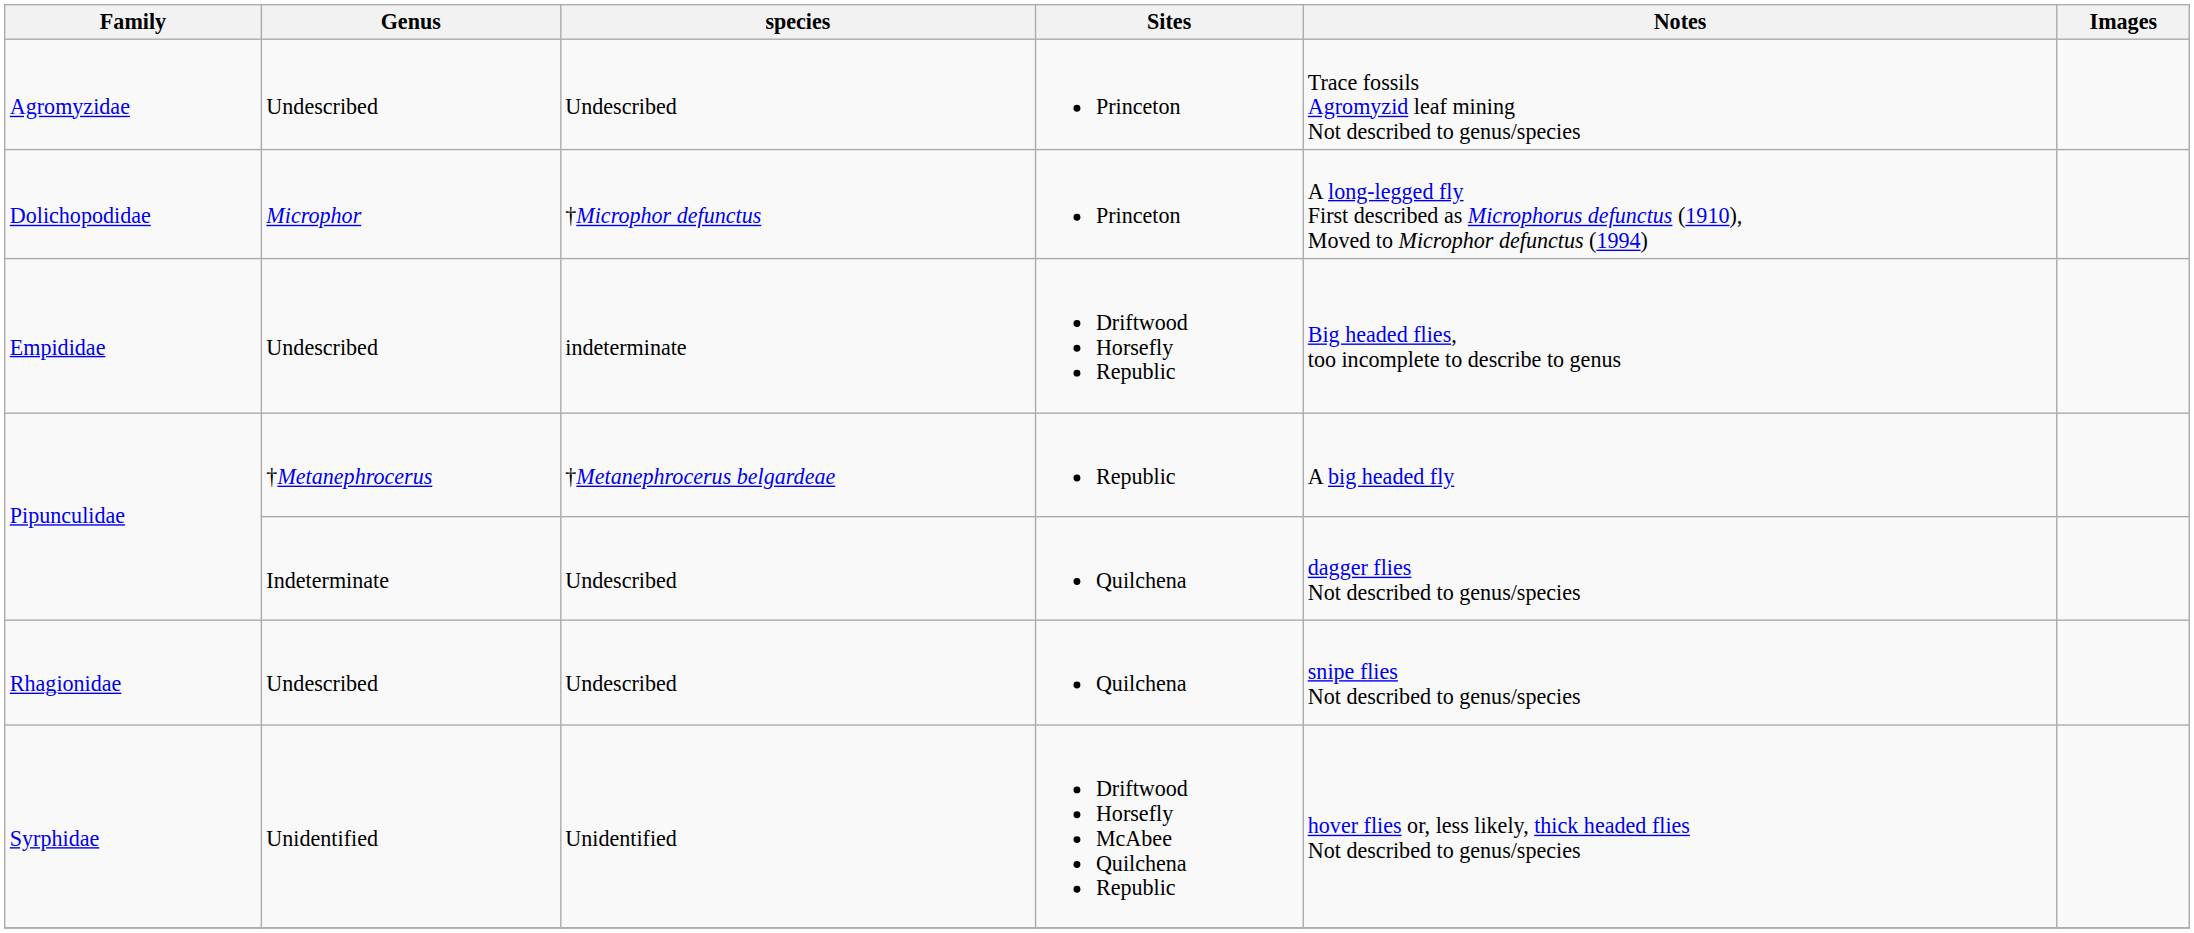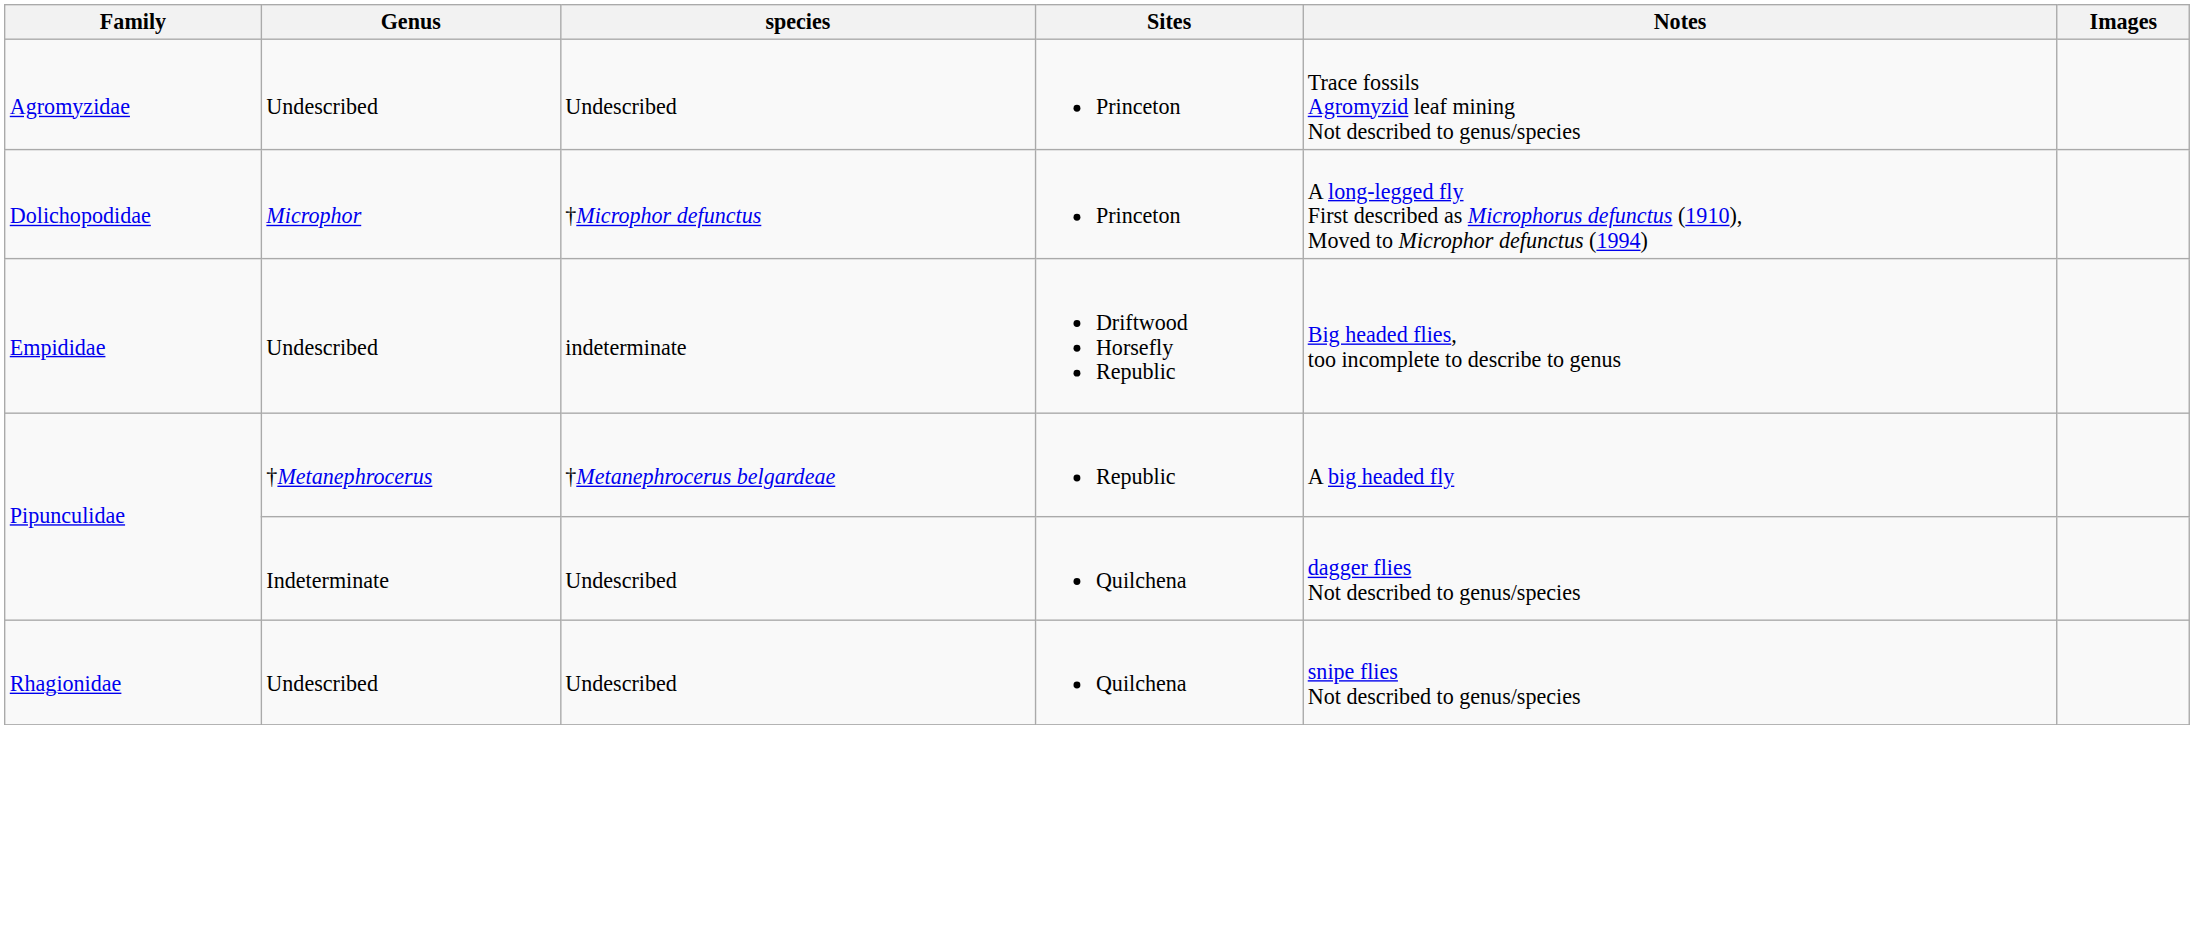- row: (55, 838)
